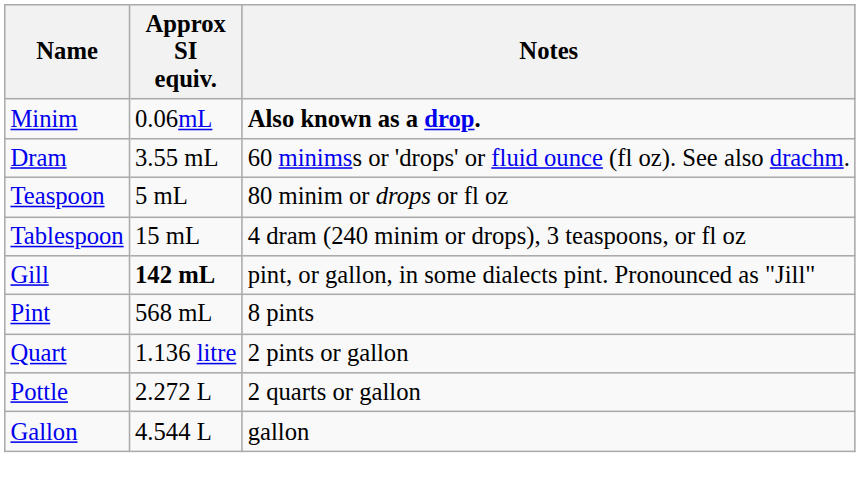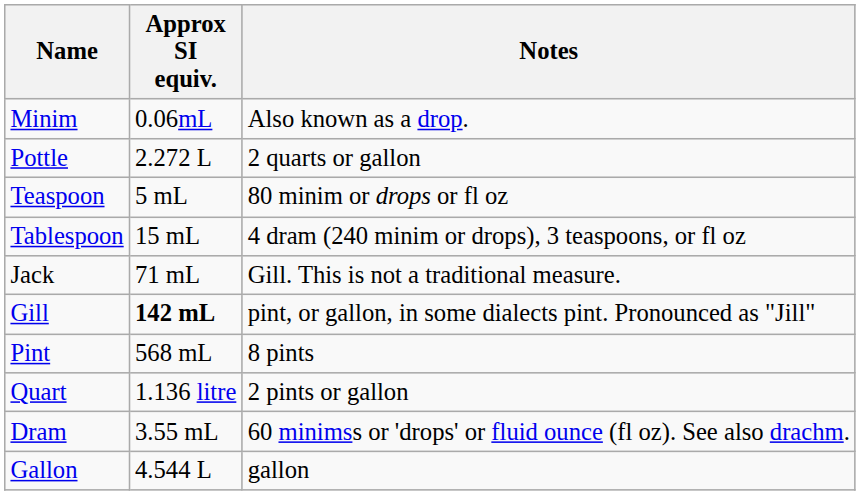(364, 118) bold -> (358, 118) normal
rows swapped: (39, 157) <-> (39, 392)
+ row: (32, 274)
